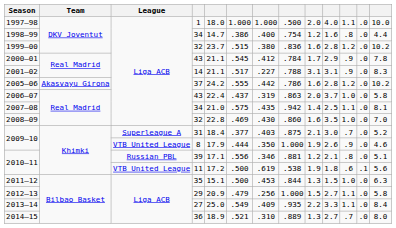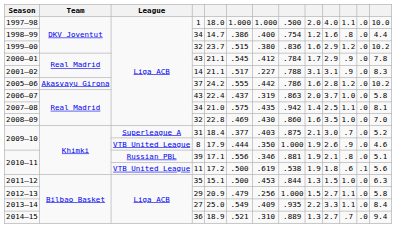(331, 47) 2.8 -> (331, 47) 2.9
(314, 157) 1.2 -> (314, 157) 1.9
(381, 217) 8.0 -> (381, 217) 9.4
